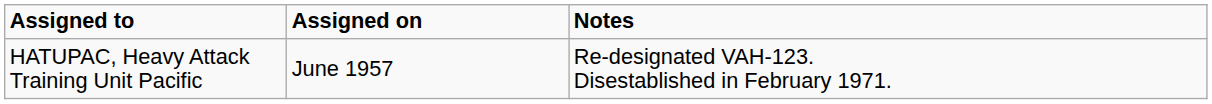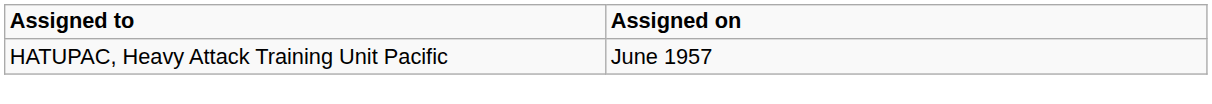- column: (604, 21)
